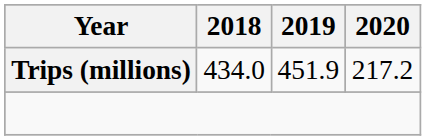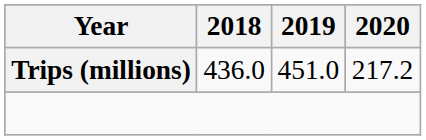(234, 69) 434.0 -> (234, 69) 436.0
(308, 69) 451.9 -> (308, 69) 451.0
